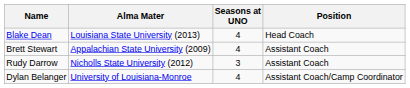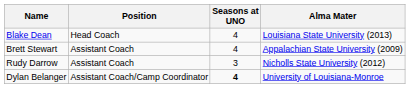columns swapped: (334, 17) <-> (141, 17)
(238, 77) normal -> (235, 77) bold
